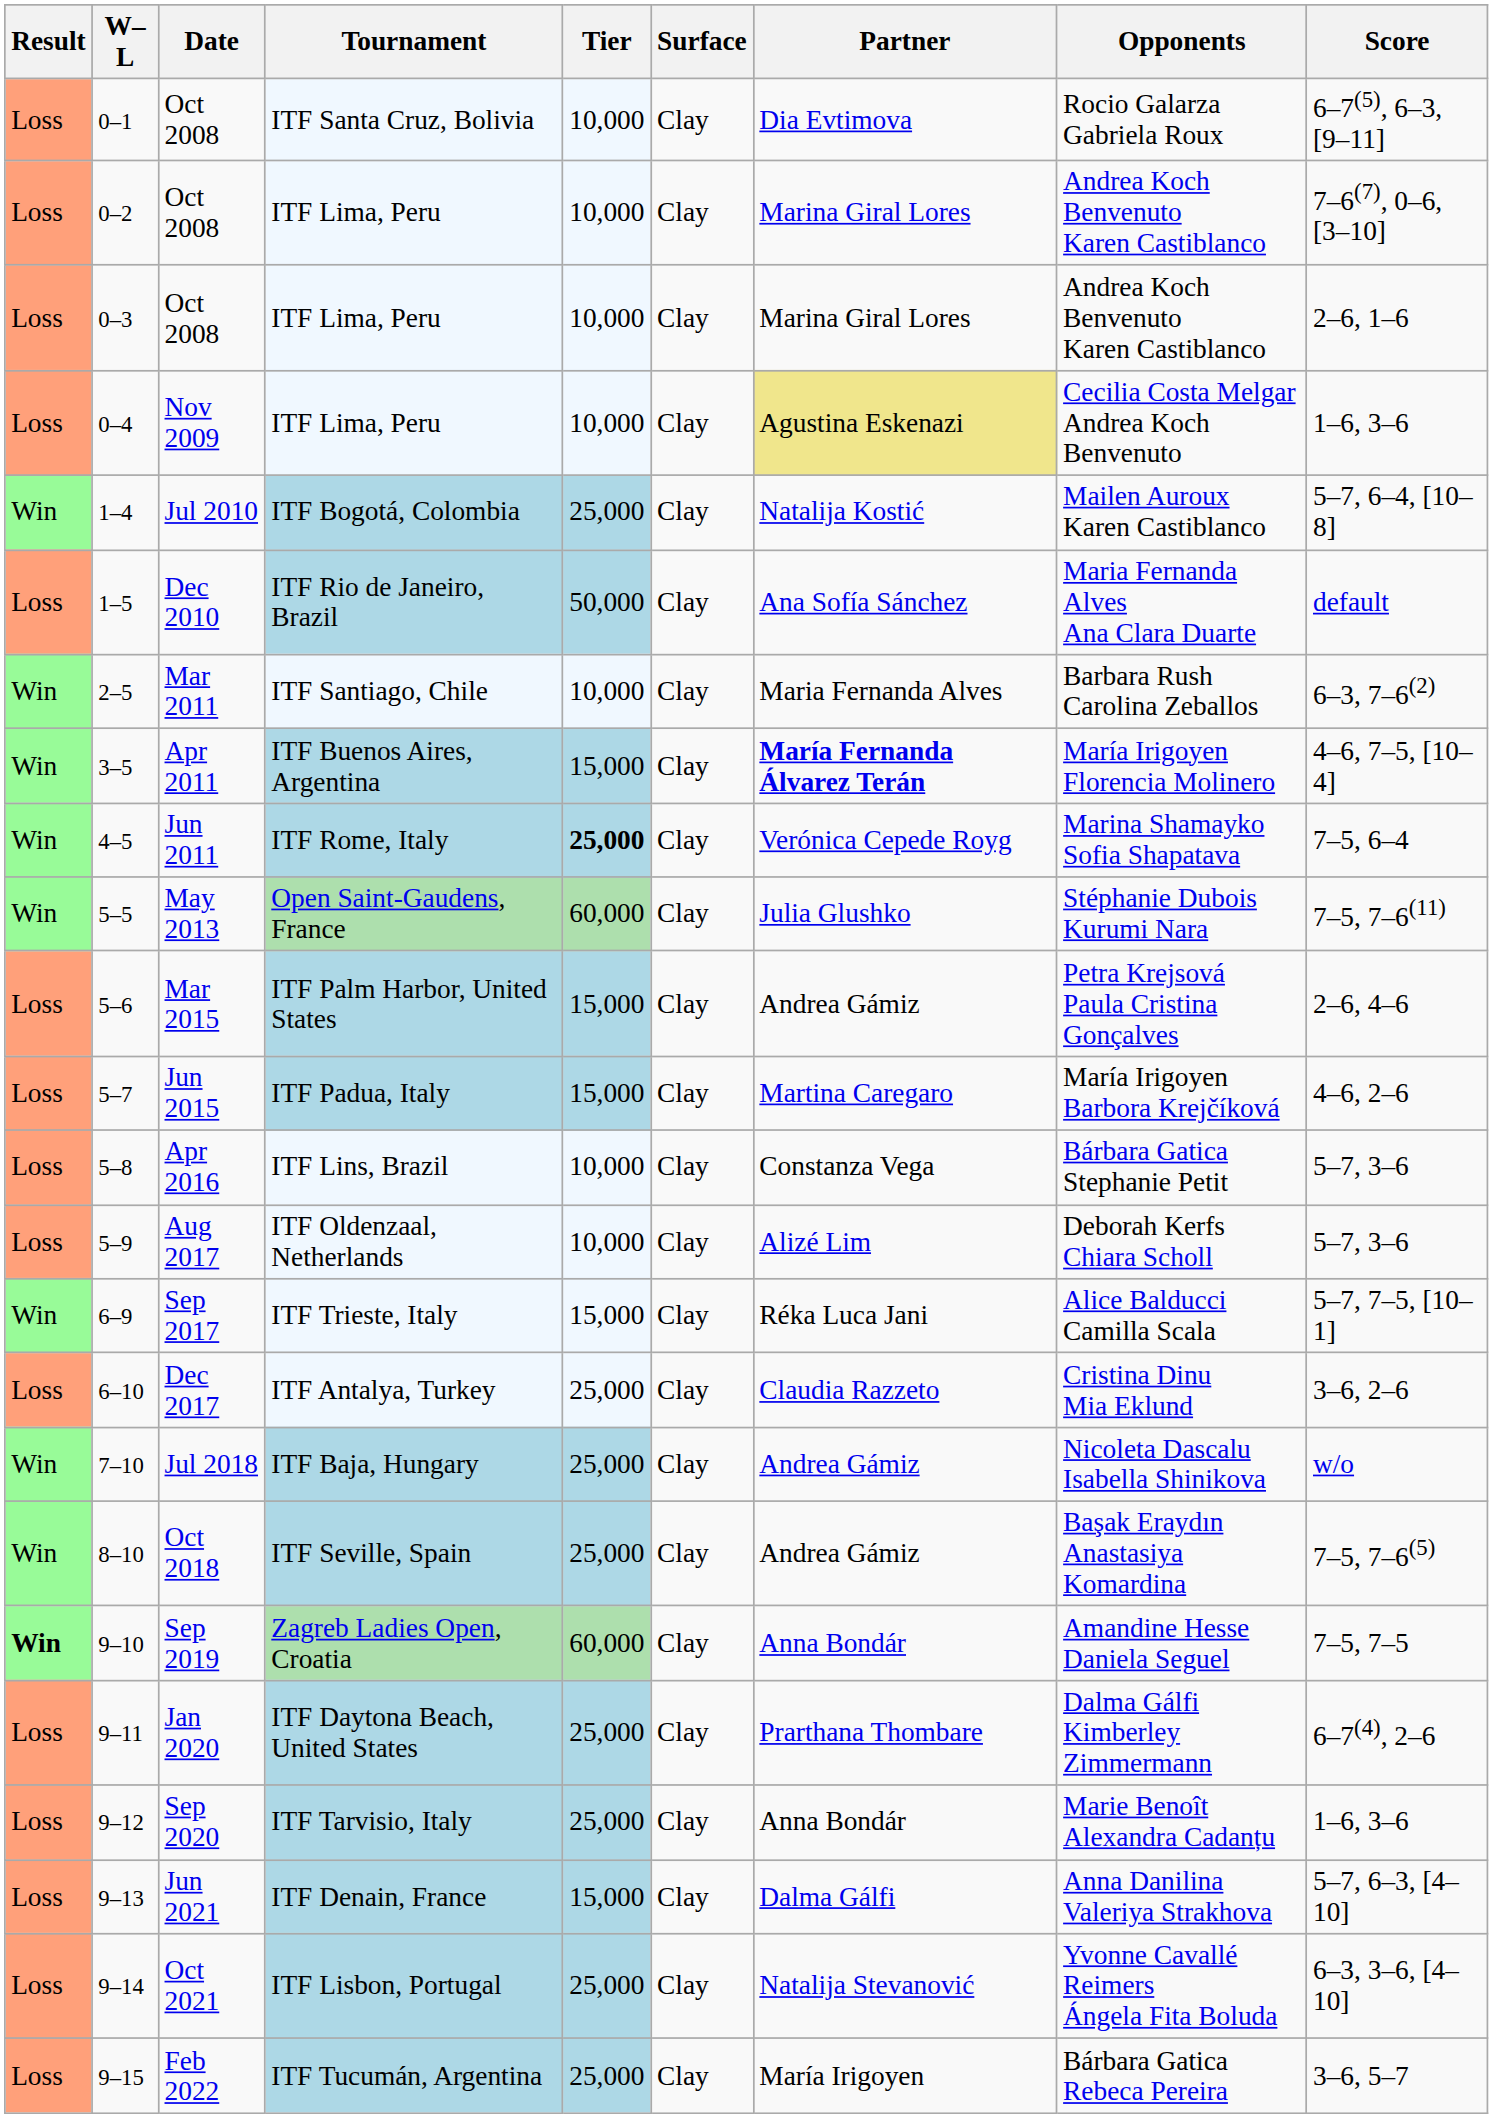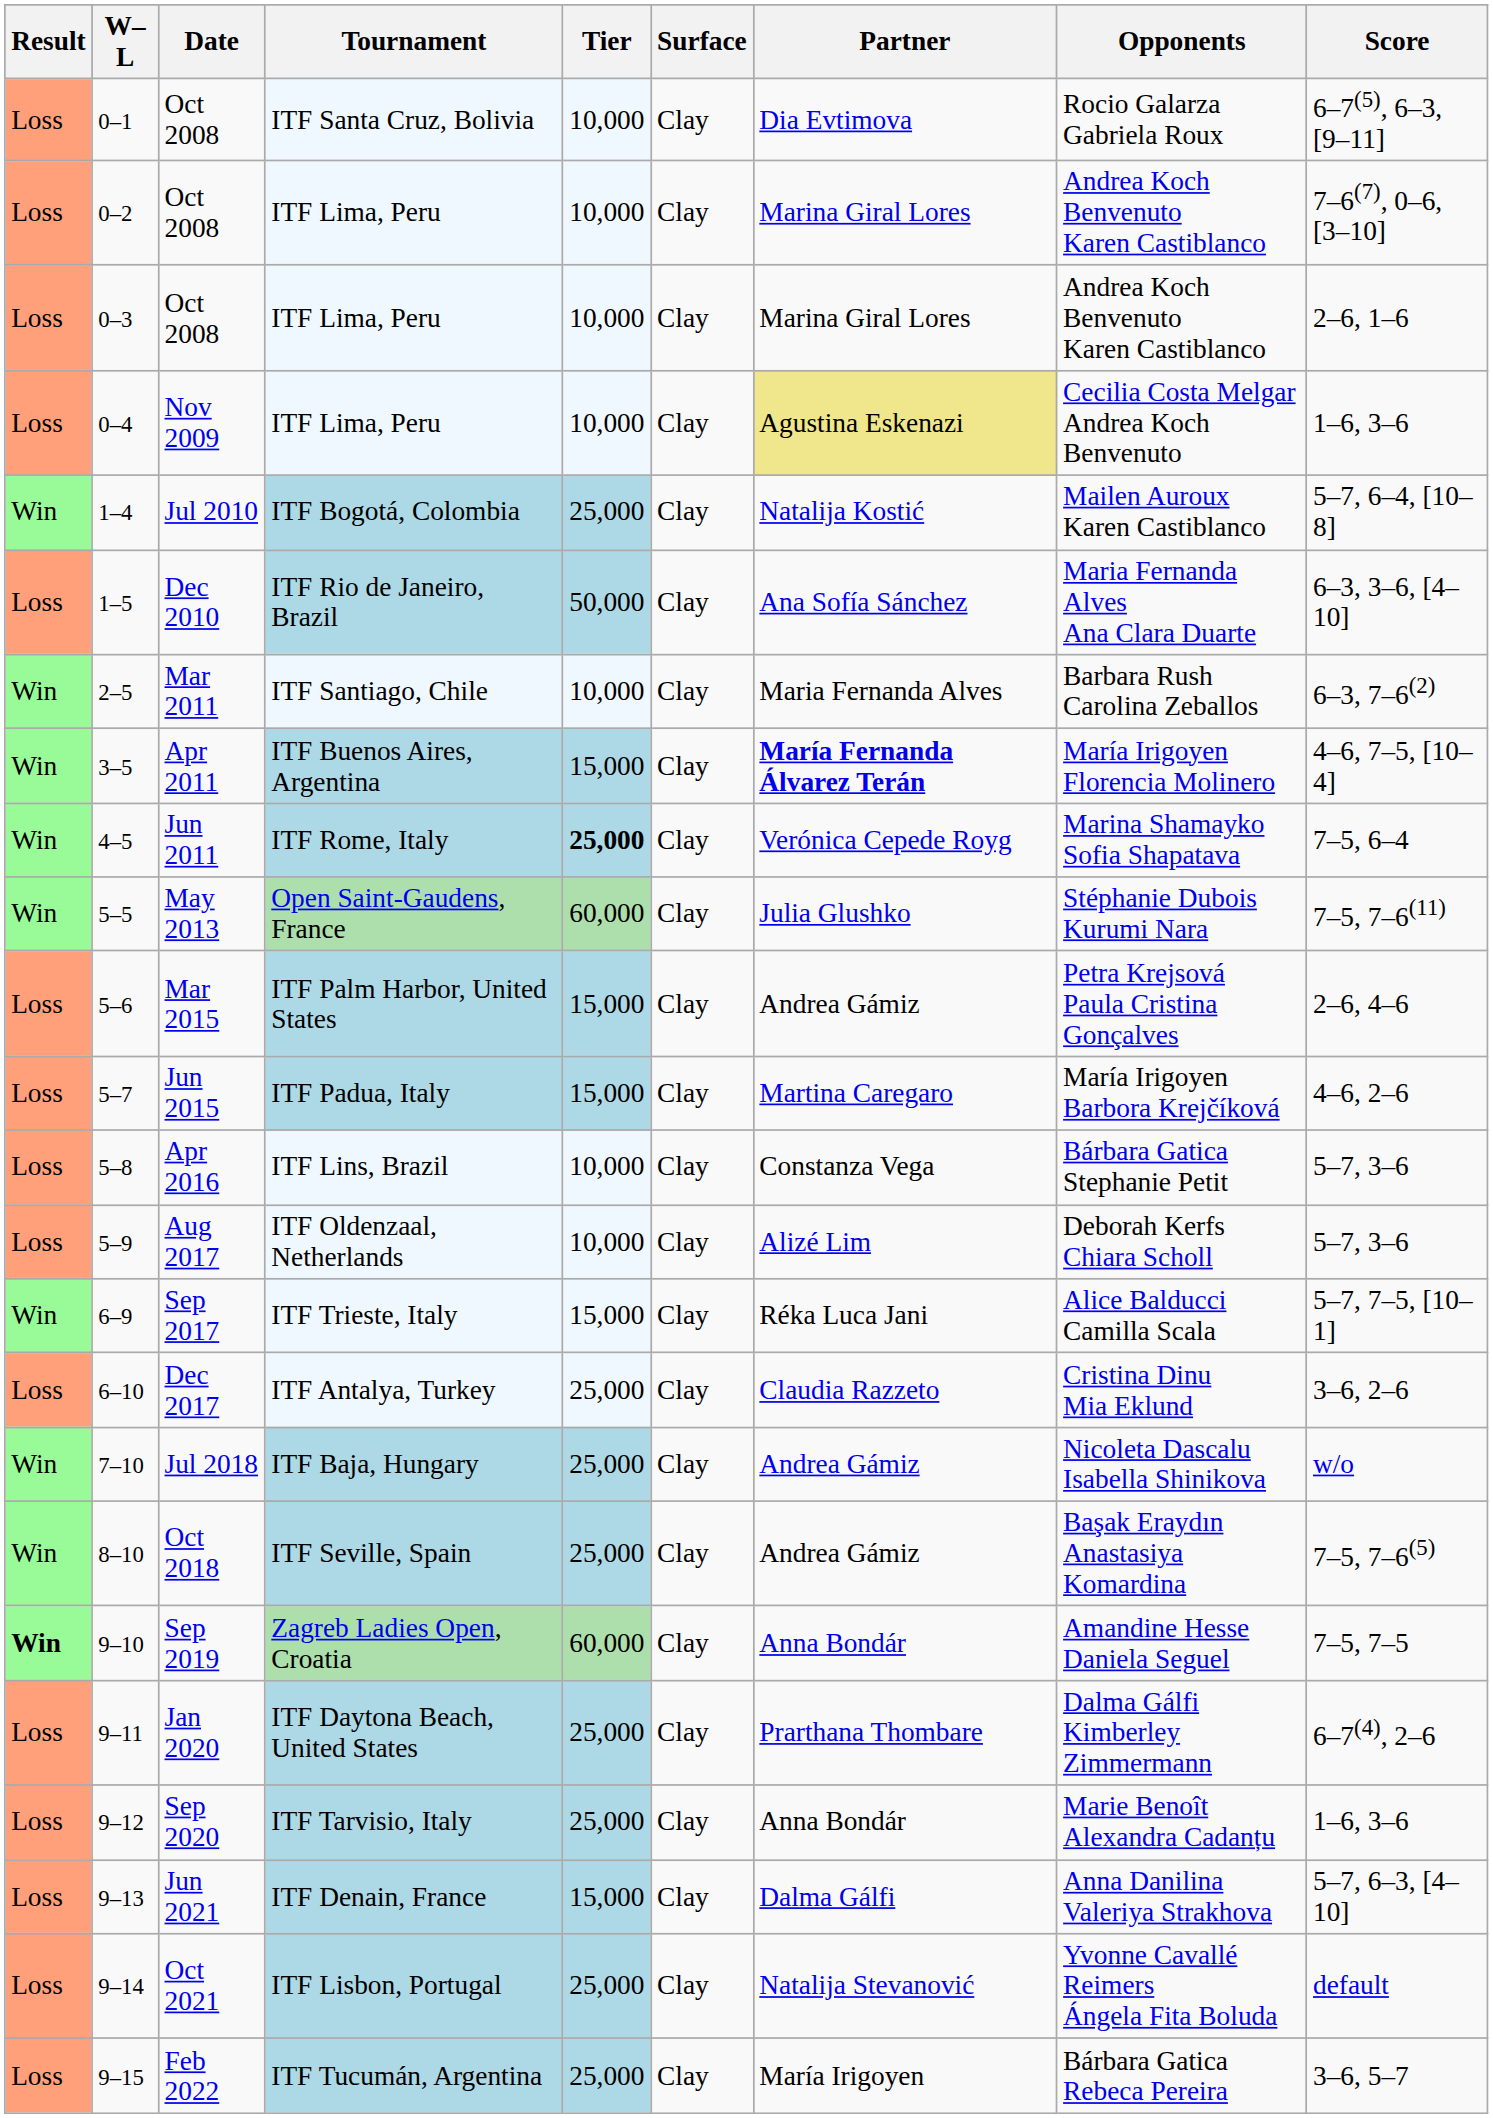(1351, 601) default -> (1386, 601) 6–3, 3–6, [4–10]
(1386, 1985) 6–3, 3–6, [4–10] -> (1351, 1985) default
